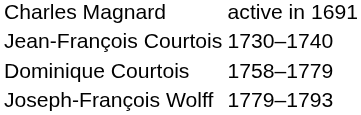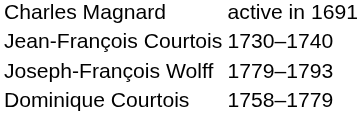rows swapped: (97, 70) <-> (109, 99)
